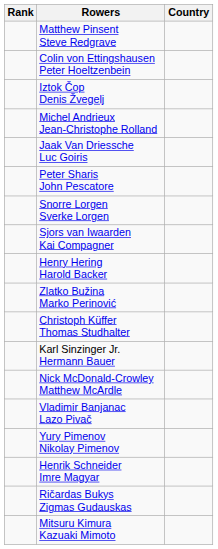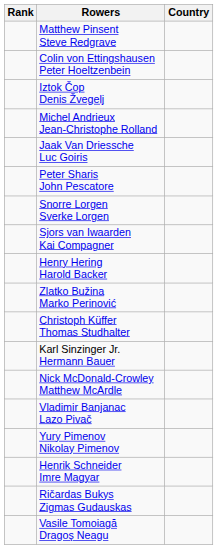- row: (77, 530)
+ row: (78, 530)
